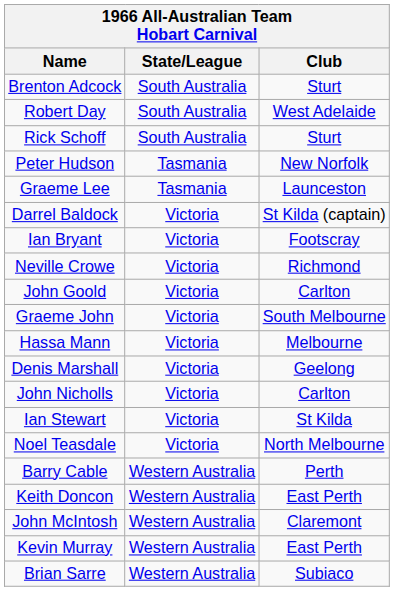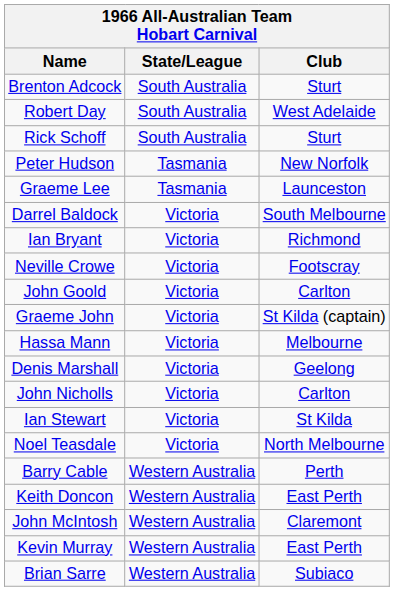(324, 214) St Kilda (captain) -> (324, 214) South Melbourne
(324, 240) Footscray -> (324, 240) Richmond
(324, 266) Richmond -> (324, 266) Footscray
(324, 317) South Melbourne -> (324, 317) St Kilda (captain)
